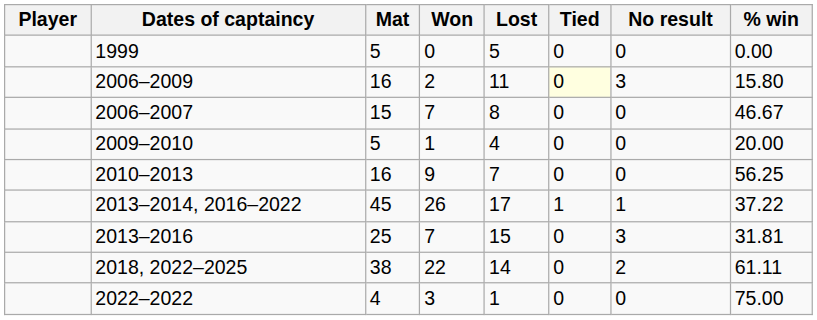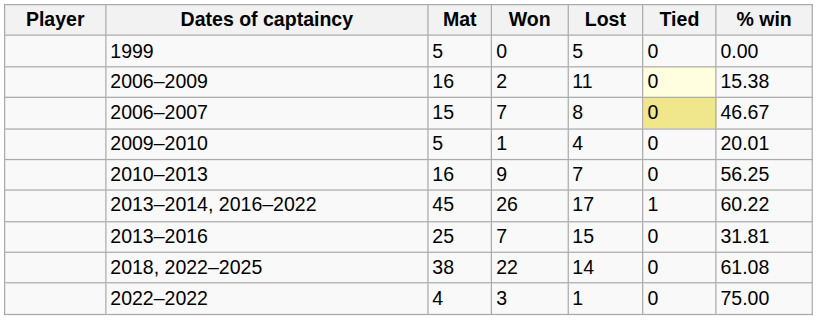- column: (671, 19)
(759, 81) 15.80 -> (745, 81) 15.38
(559, 112) no background -> (653, 112) khaki background
(759, 143) 20.00 -> (745, 143) 20.01
(759, 205) 37.22 -> (745, 205) 60.22
(758, 267) 61.11 -> (745, 267) 61.08
